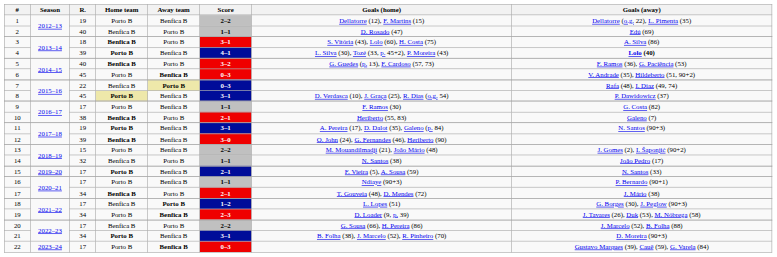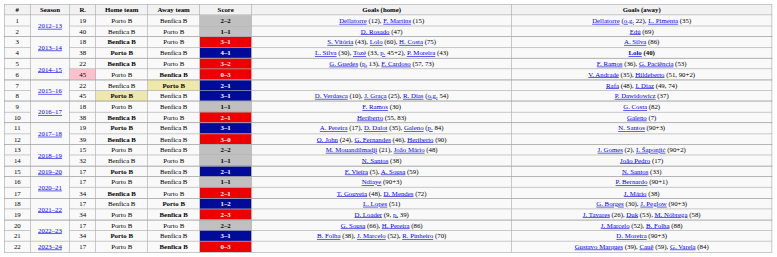(83, 53) 39 -> (83, 53) 38
(83, 64) 40 -> (83, 64) 22
(83, 74) no background -> (83, 74) pink background
(226, 85) 0–3 -> (226, 85) 2–1
(83, 107) 17 -> (83, 107) 18
(122, 225) Benfica B -> (122, 225) Porto B
